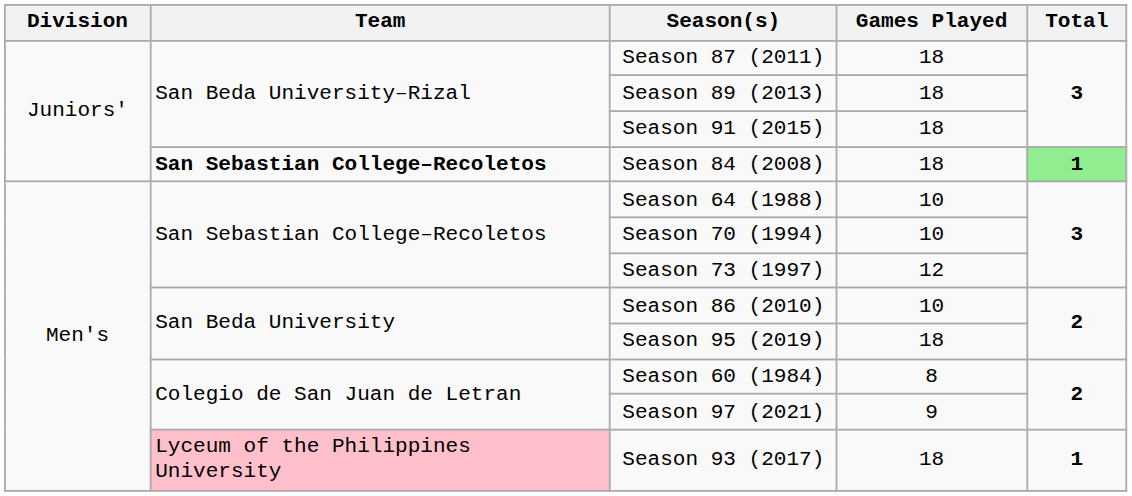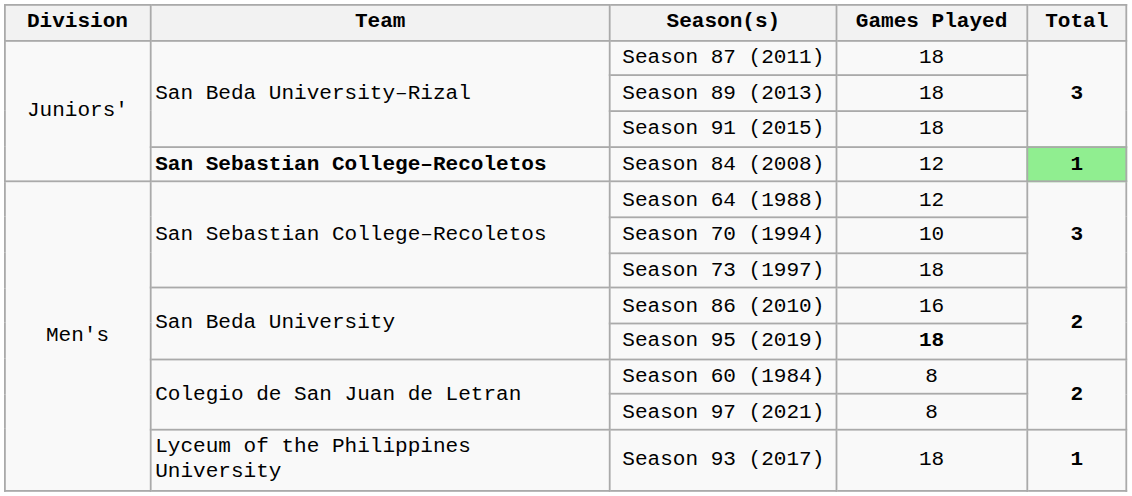(932, 164) 18 -> (932, 164) 12
(932, 199) 10 -> (932, 199) 12
(932, 270) 12 -> (932, 270) 18
(932, 305) 10 -> (932, 305) 16
(932, 341) normal -> (932, 341) bold
(932, 411) 9 -> (932, 411) 8
(313, 459) pink background -> (313, 459) no background
